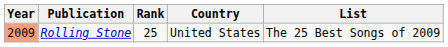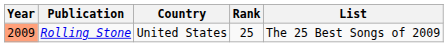columns swapped: (215, 14) <-> (151, 14)
